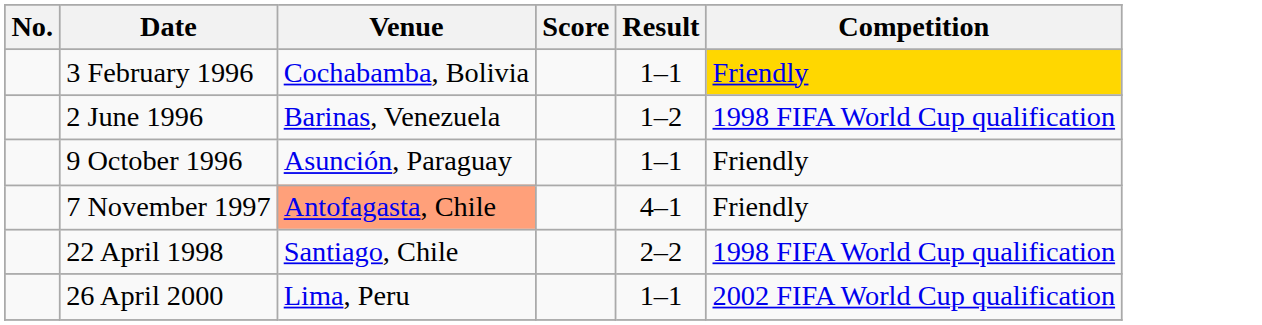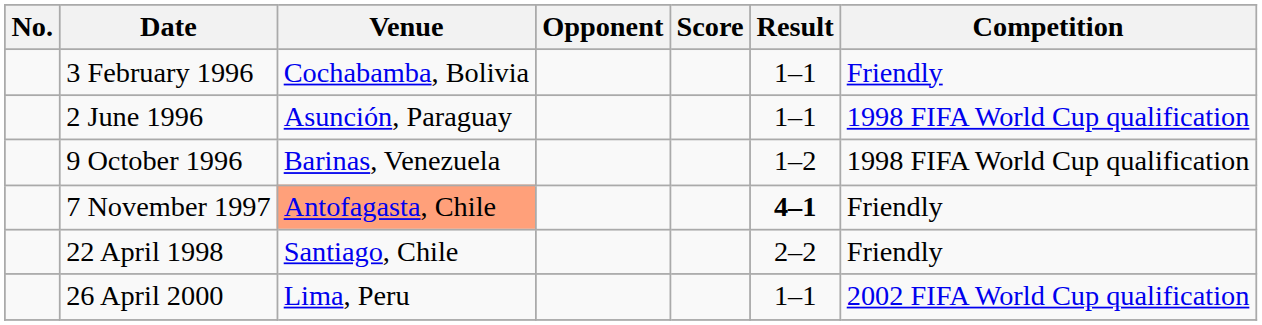+ column: (603, 26)
(760, 71) gold background -> (895, 71) no background
(392, 116) Barinas, Venezuela -> (398, 116) Asunción, Paraguay
(661, 116) 1–2 -> (795, 116) 1–1
(398, 161) Asunción, Paraguay -> (392, 161) Barinas, Venezuela
(661, 161) 1–1 -> (795, 161) 1–2
(760, 161) Friendly -> (1048, 161) 1998 FIFA World Cup qualification
(661, 206) normal -> (795, 206) bold
(914, 251) 1998 FIFA World Cup qualification -> (895, 251) Friendly
